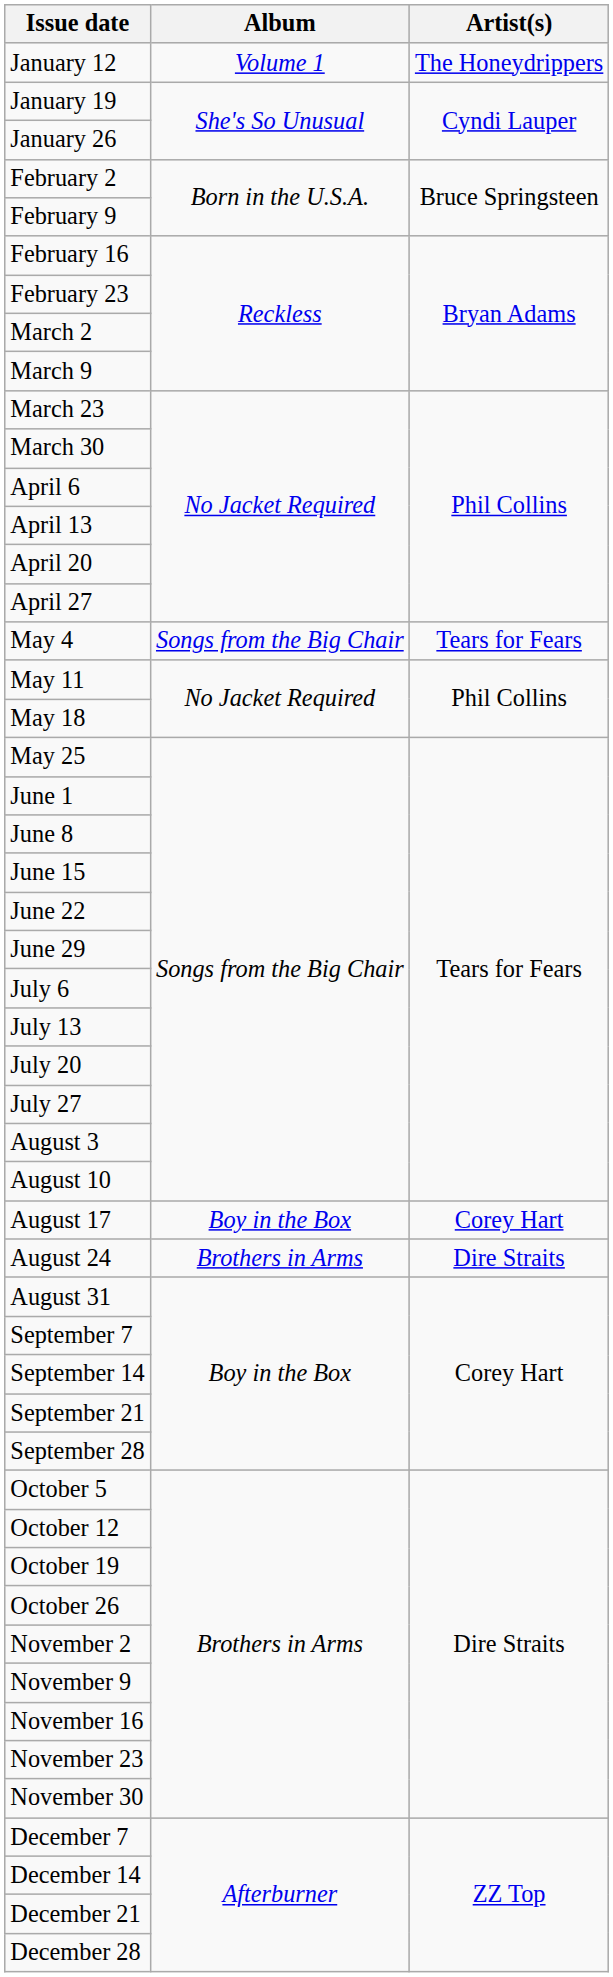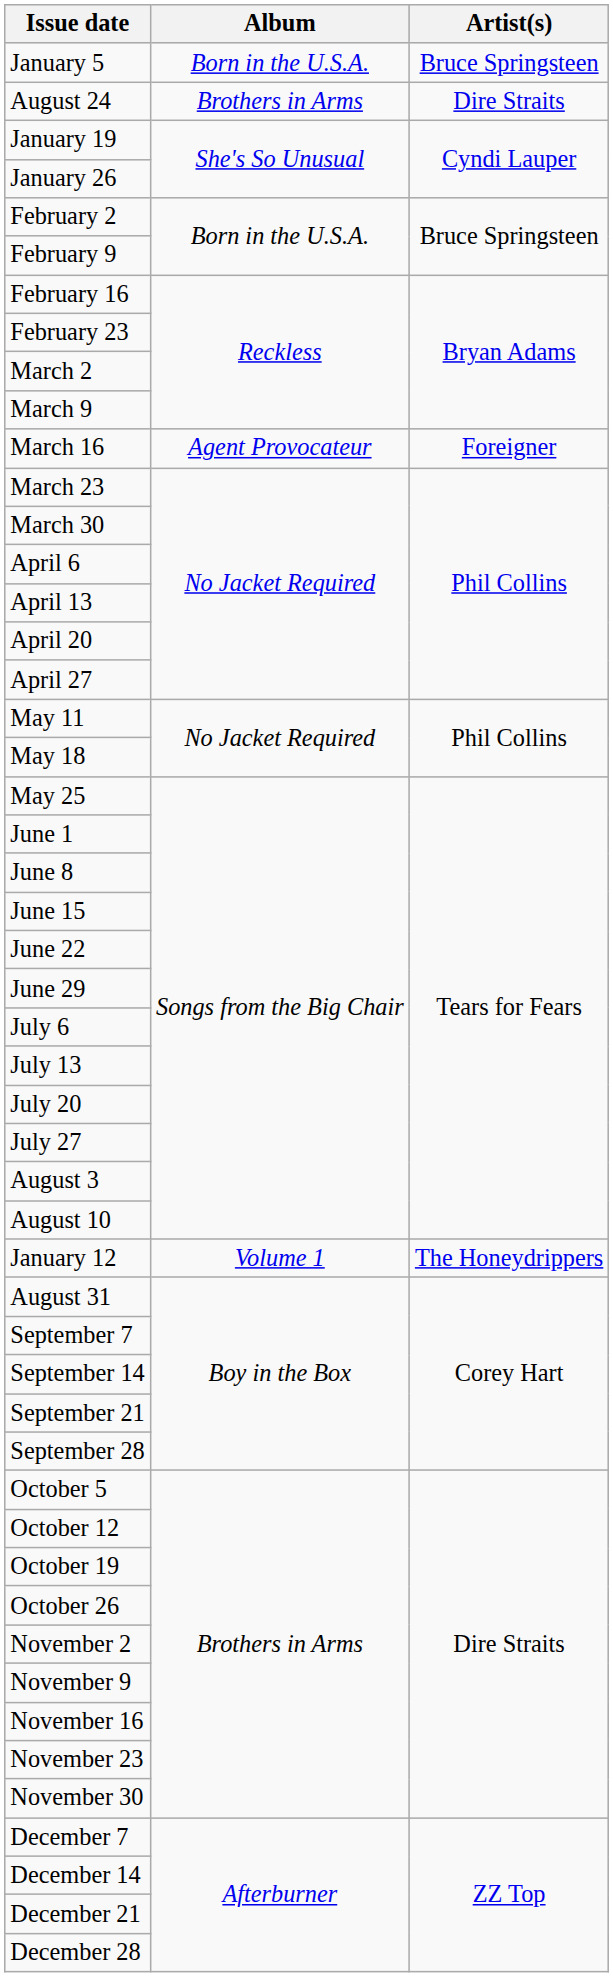+ row: (57, 62)
rows swapped: (63, 62) <-> (61, 1258)
+ row: (57, 448)
- row: (42, 640)
- row: (61, 1219)
